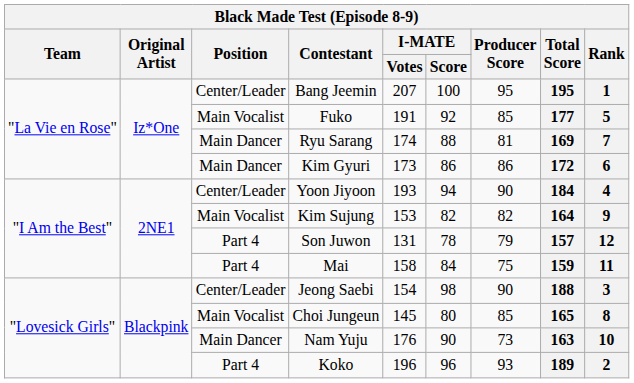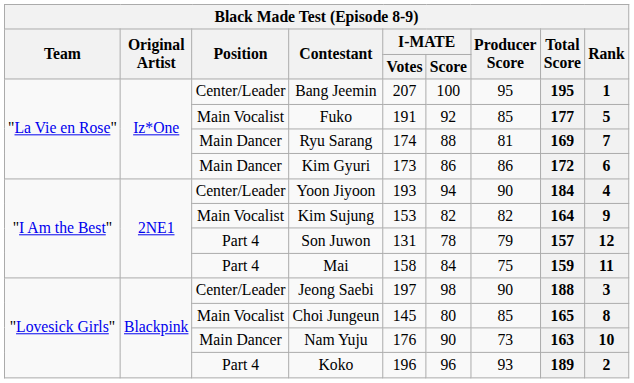(404, 290) 154 -> (404, 290) 197
